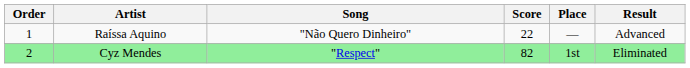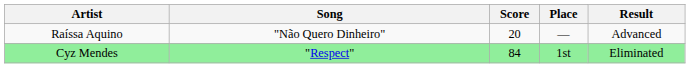- column: (29, 14)
(527, 33) 22 -> (515, 33) 20
(527, 53) 82 -> (515, 53) 84
